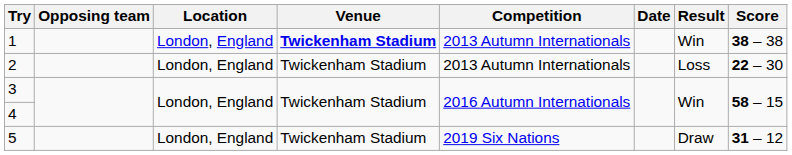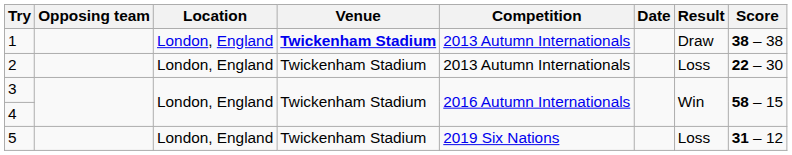(691, 41) Win -> (696, 41) Draw
(696, 138) Draw -> (694, 138) Loss
